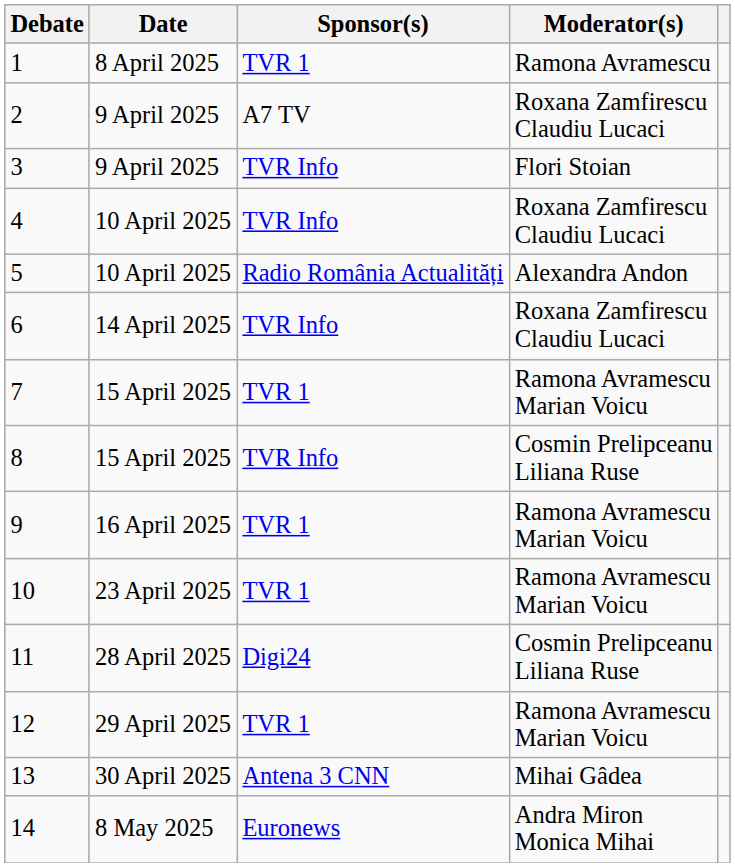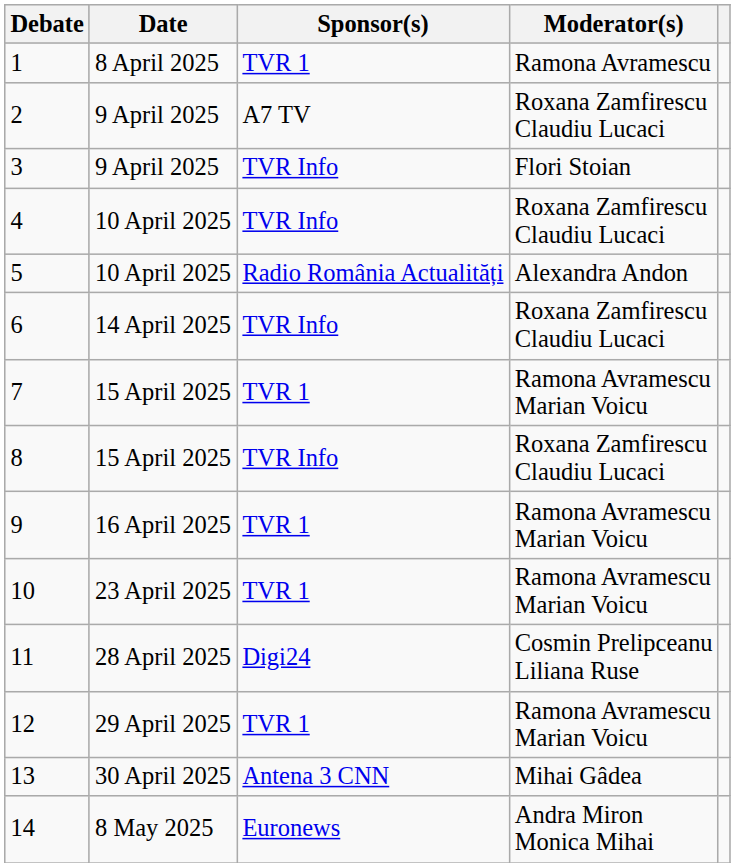(614, 458) Cosmin Prelipceanu Liliana Ruse -> (611, 458) Roxana Zamfirescu Claudiu Lucaci
